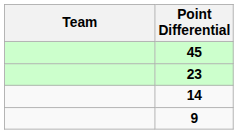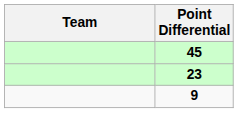- row: (194, 96)
